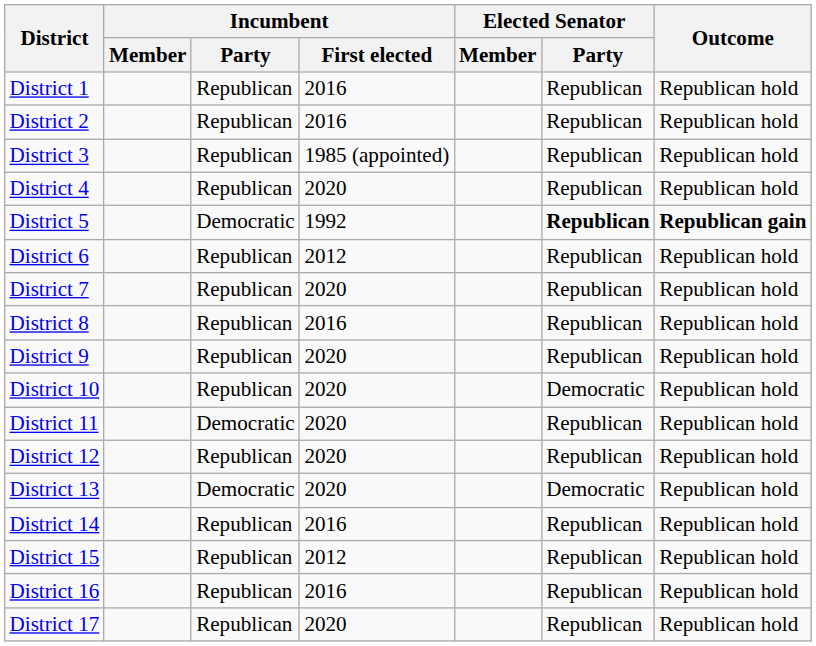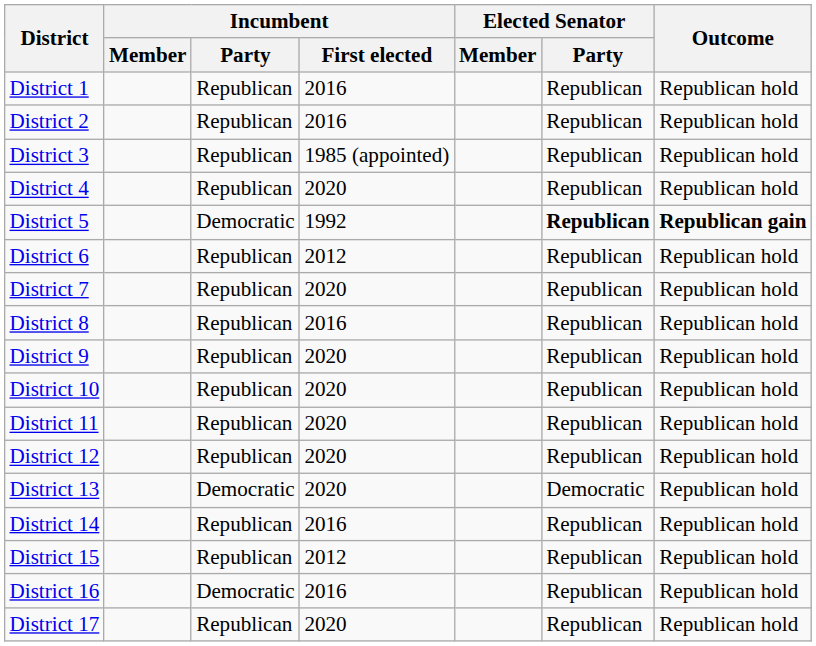(595, 389) Democratic -> (594, 389) Republican
(245, 423) Democratic -> (244, 423) Republican
(244, 590) Republican -> (245, 590) Democratic
